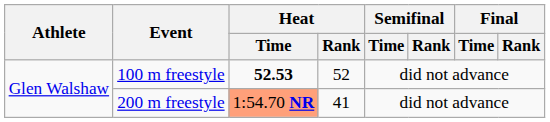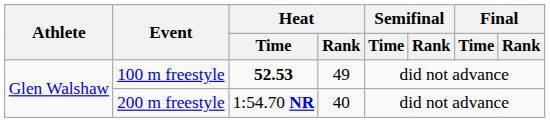(341, 74) 52 -> (341, 74) 49
(273, 103) lightsalmon background -> (273, 103) no background
(341, 103) 41 -> (341, 103) 40
